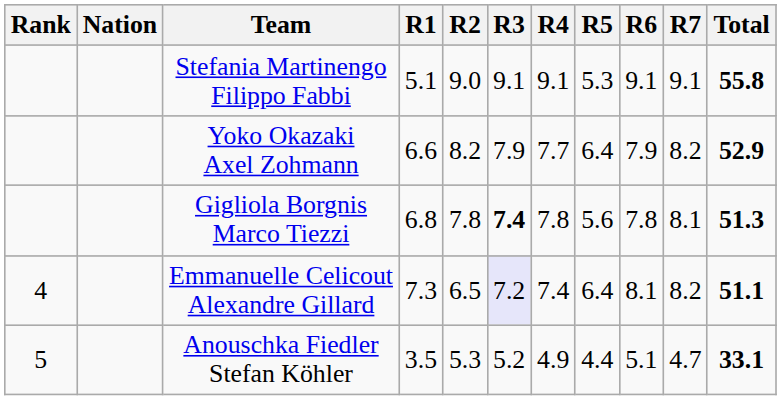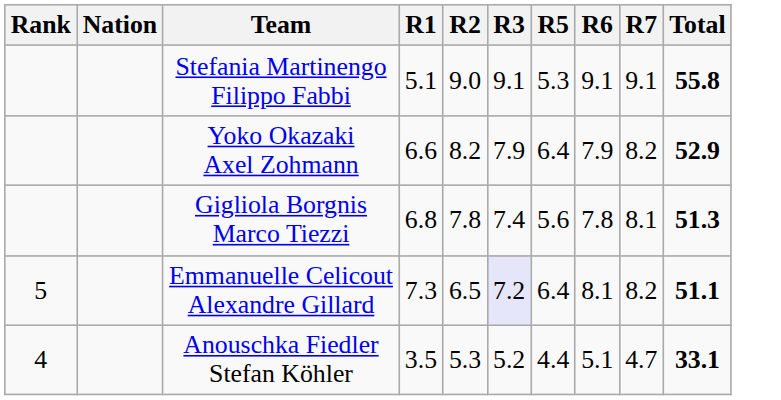- column: (553, 24)
(509, 219) bold -> (509, 219) normal
(41, 289) 4 -> (41, 289) 5
(41, 359) 5 -> (41, 359) 4
